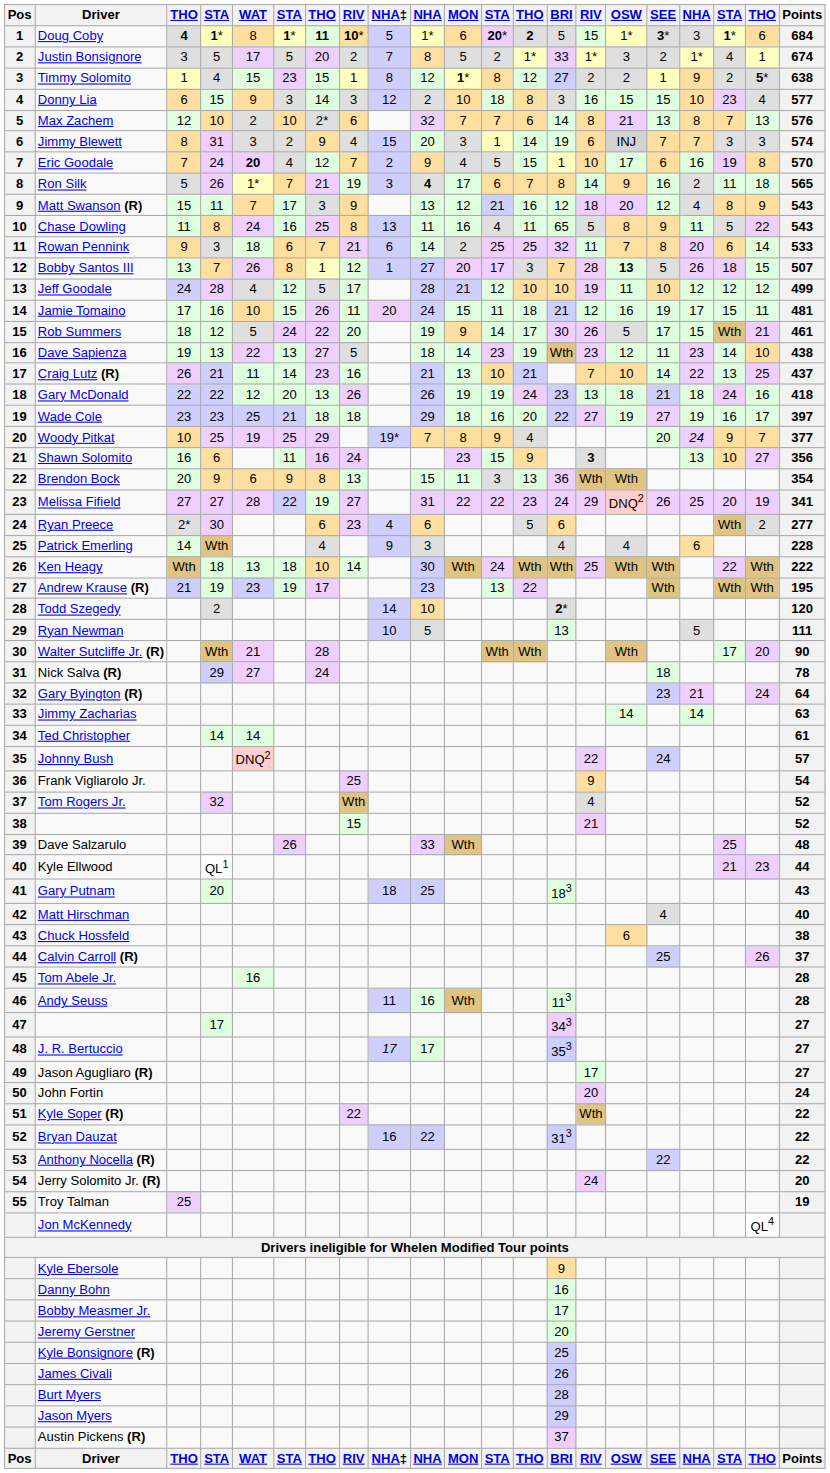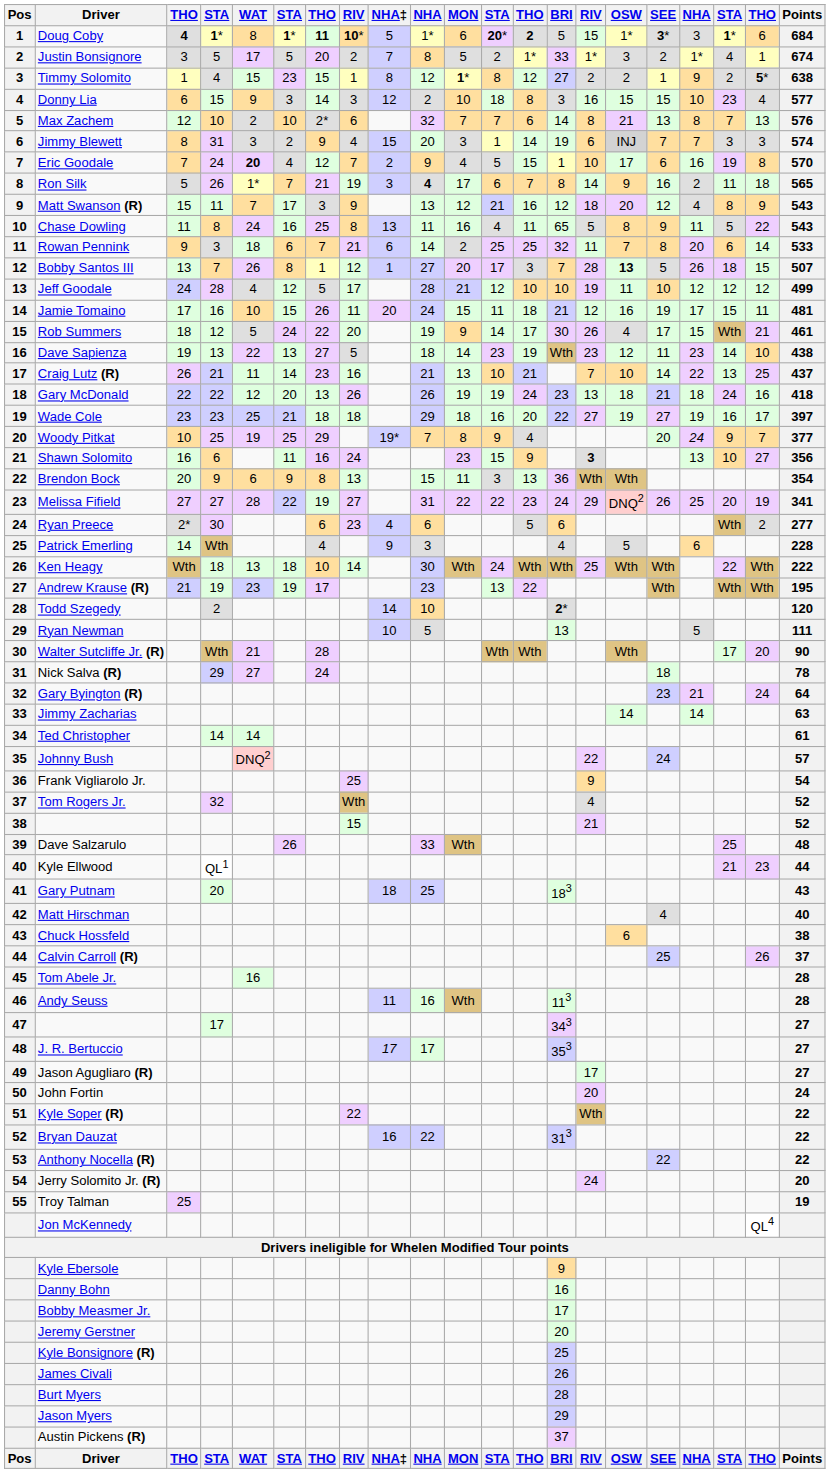(626, 332) 5 -> (626, 332) 4
(626, 546) 4 -> (626, 546) 5
